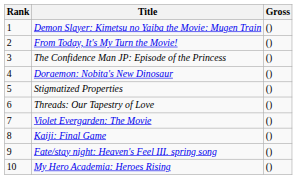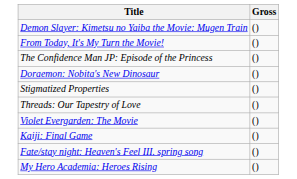- column: (18, 12)
